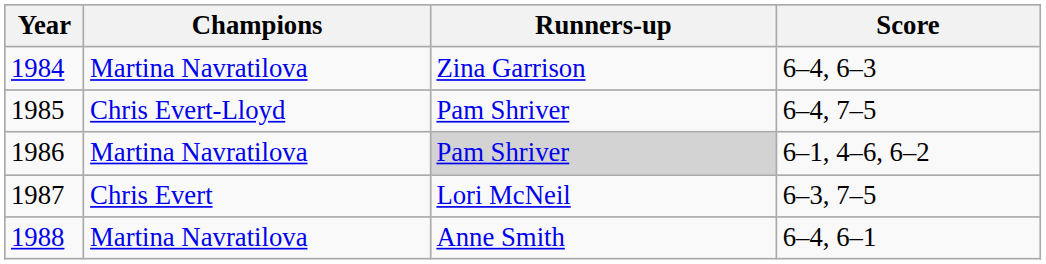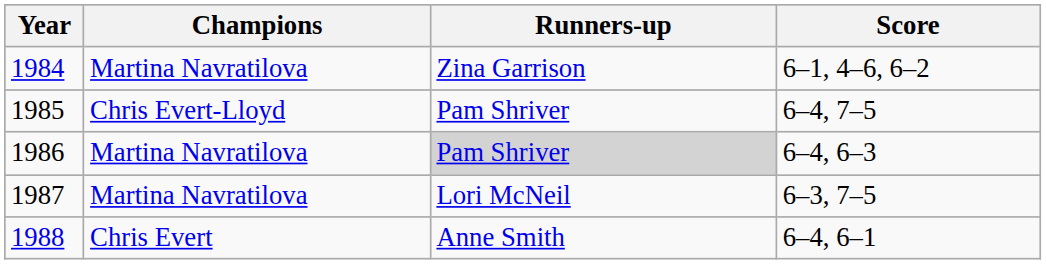(830, 68) 6–4, 6–3 -> (856, 68) 6–1, 4–6, 6–2
(856, 152) 6–1, 4–6, 6–2 -> (830, 152) 6–4, 6–3
(151, 195) Chris Evert -> (199, 195) Martina Navratilova
(199, 237) Martina Navratilova -> (151, 237) Chris Evert
